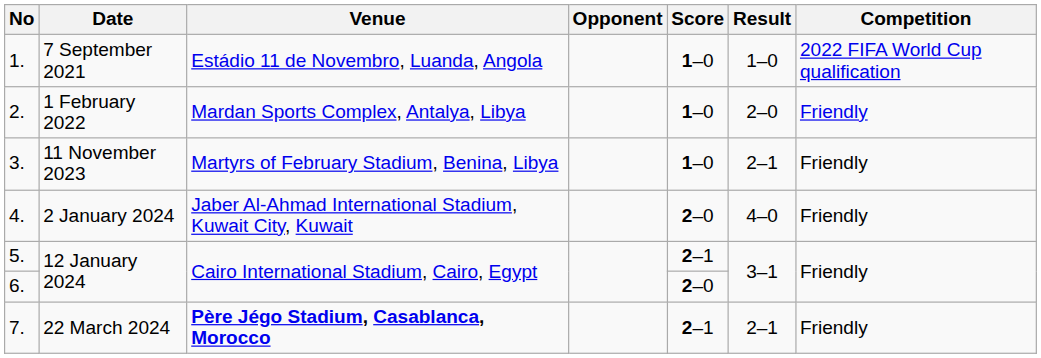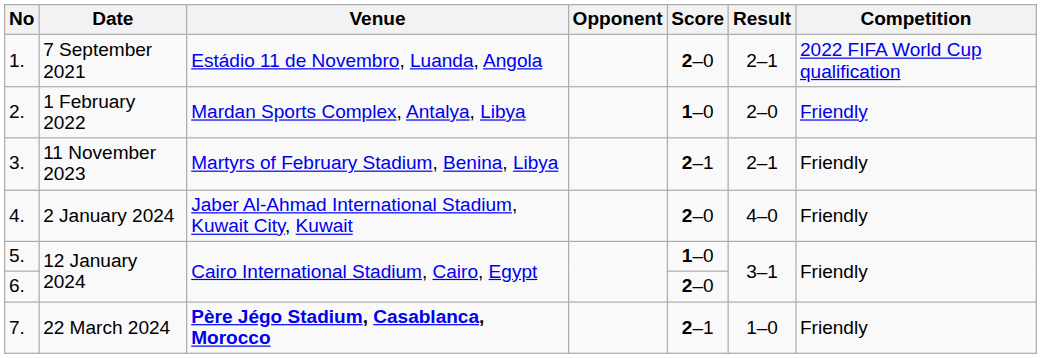(698, 60) 1–0 -> (698, 60) 2–0
(762, 60) 1–0 -> (762, 60) 2–1
(698, 163) 1–0 -> (698, 163) 2–1
(698, 256) 2–1 -> (698, 256) 1–0
(762, 327) 2–1 -> (762, 327) 1–0
